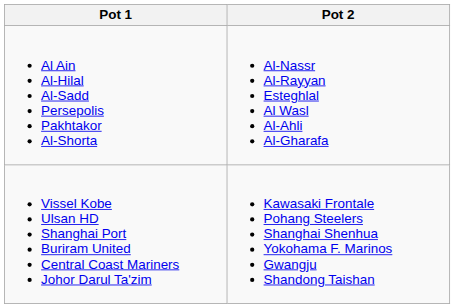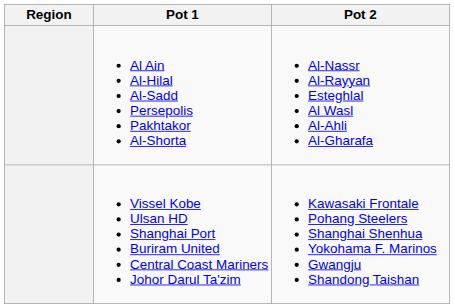+ column: (49, 15)
